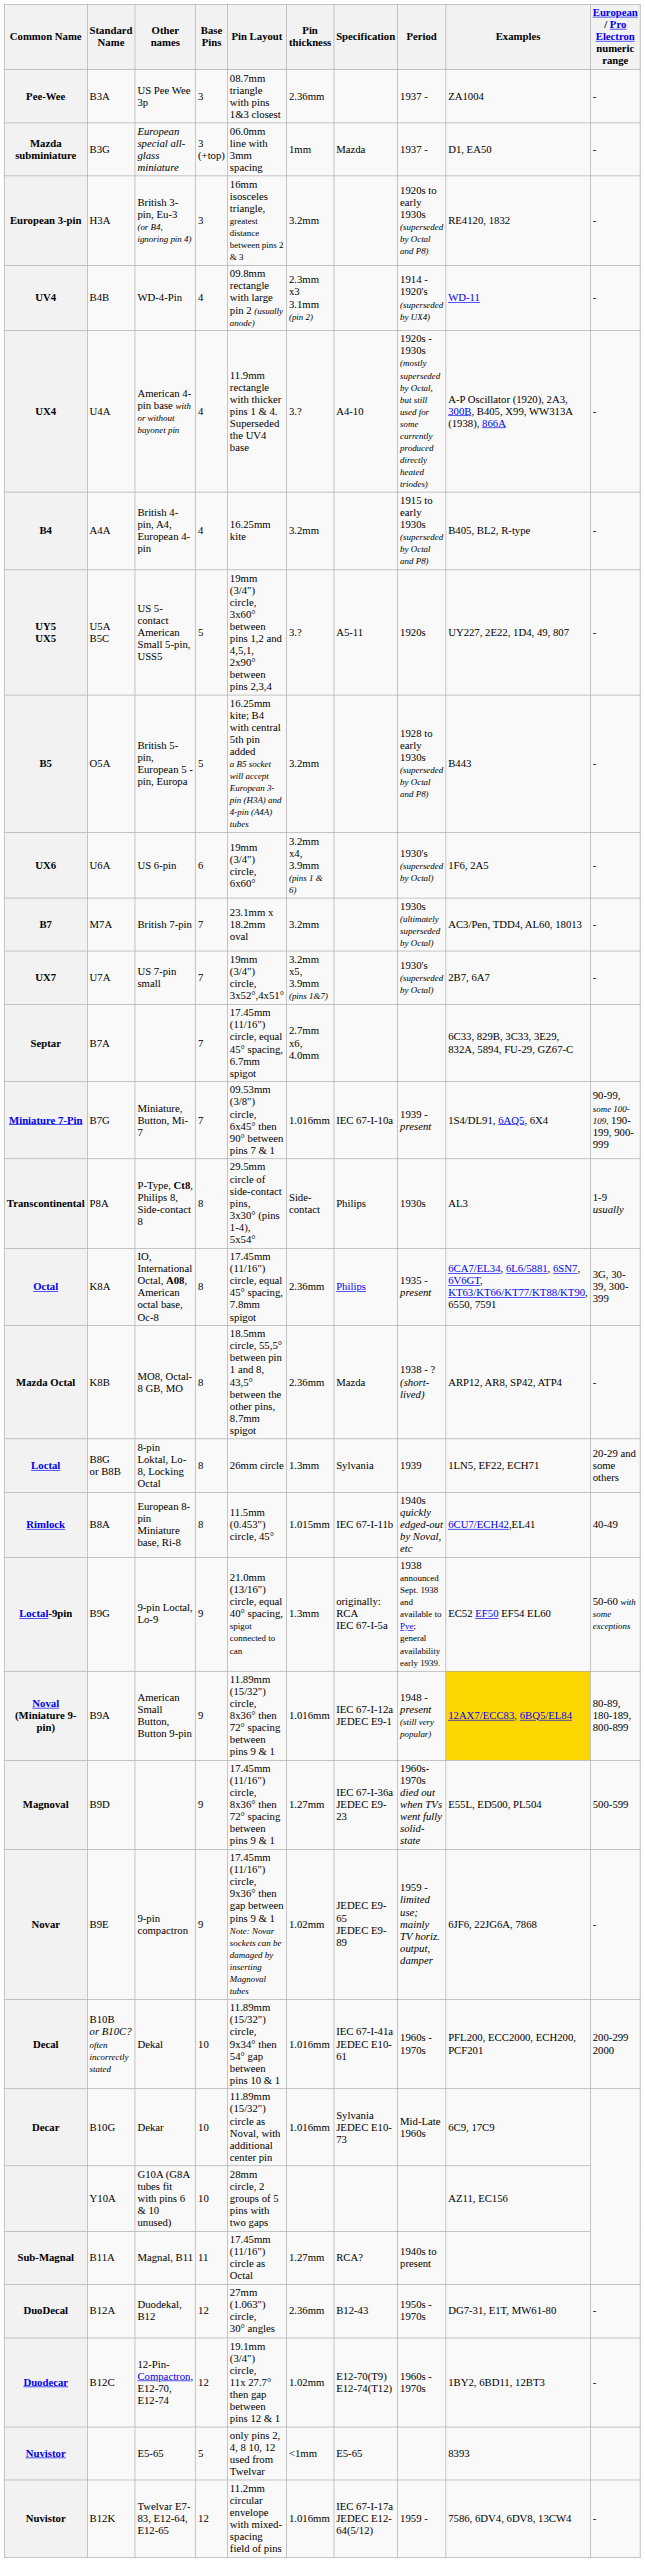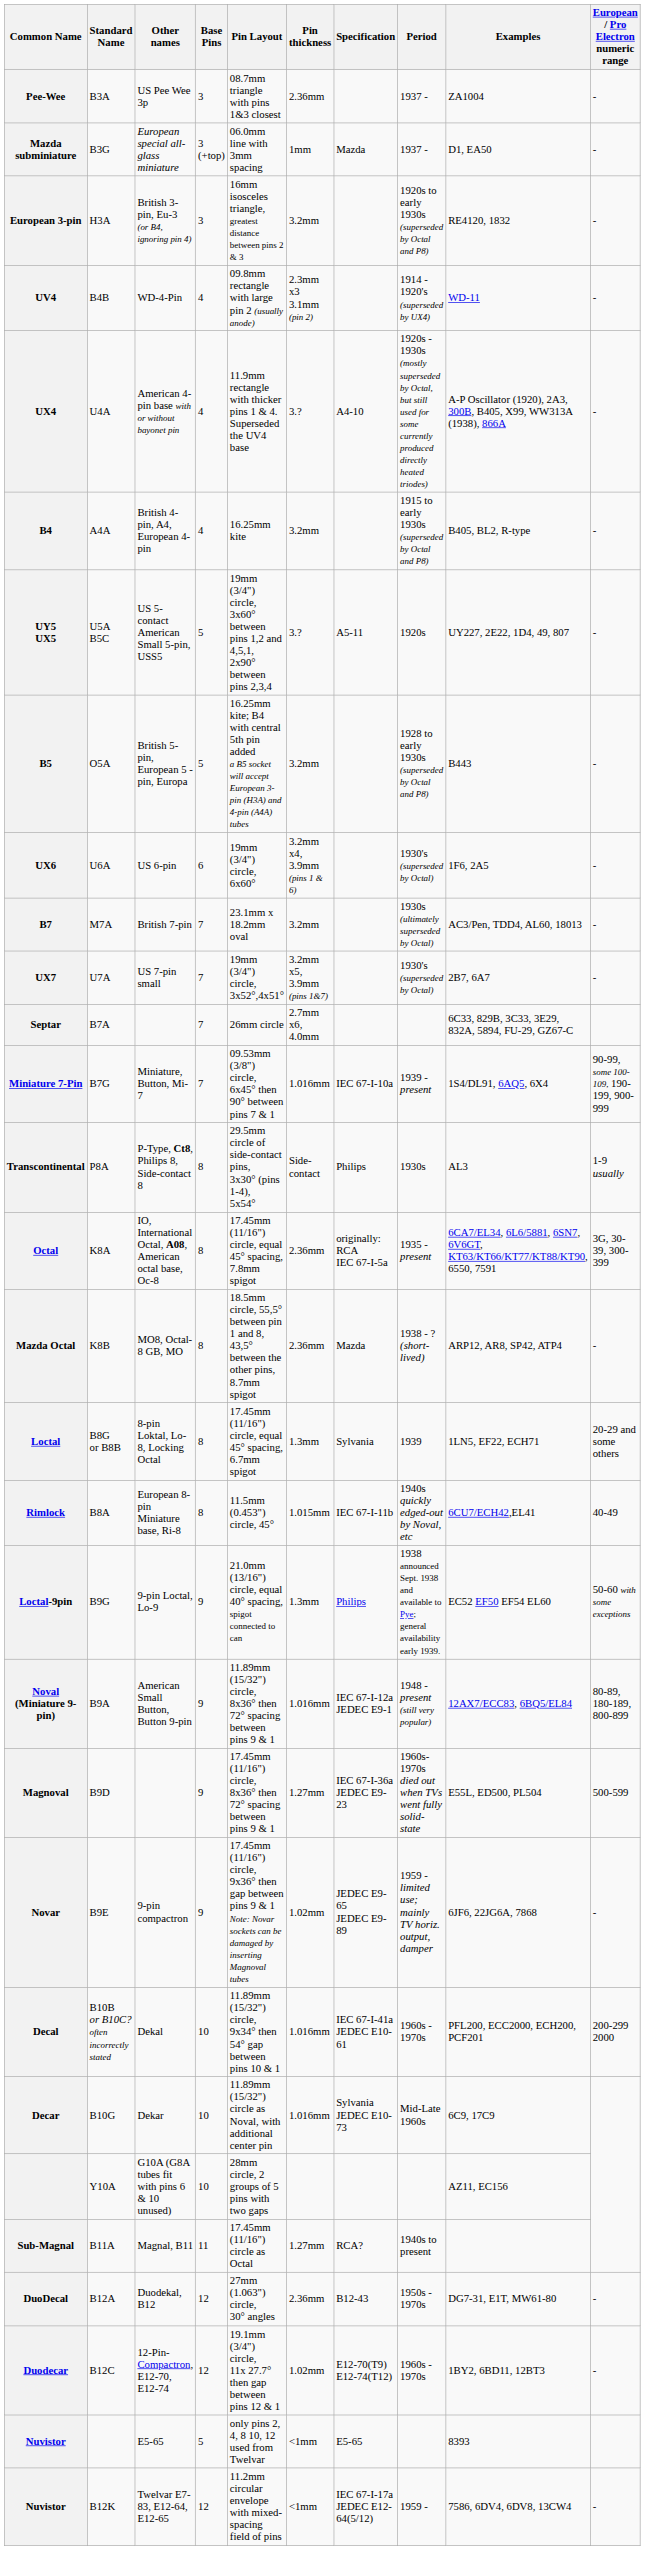(256, 1043) 17.45mm (11/16") circle, equal 45° spacing, 6.7mm spigot -> (257, 1025) 26mm circle
(351, 1287) Philips -> (362, 1250) originally: RCA IEC 67-I-5a
(257, 1465) 26mm circle -> (256, 1441) 17.45mm (11/16") circle, equal 45° spacing, 6.7mm spigot
(362, 1614) originally: RCA IEC 67-I-5a -> (351, 1602) Philips
(510, 1715) gold background -> (510, 1703) no background
(309, 2518) 1.016mm -> (303, 2506) <1mm
